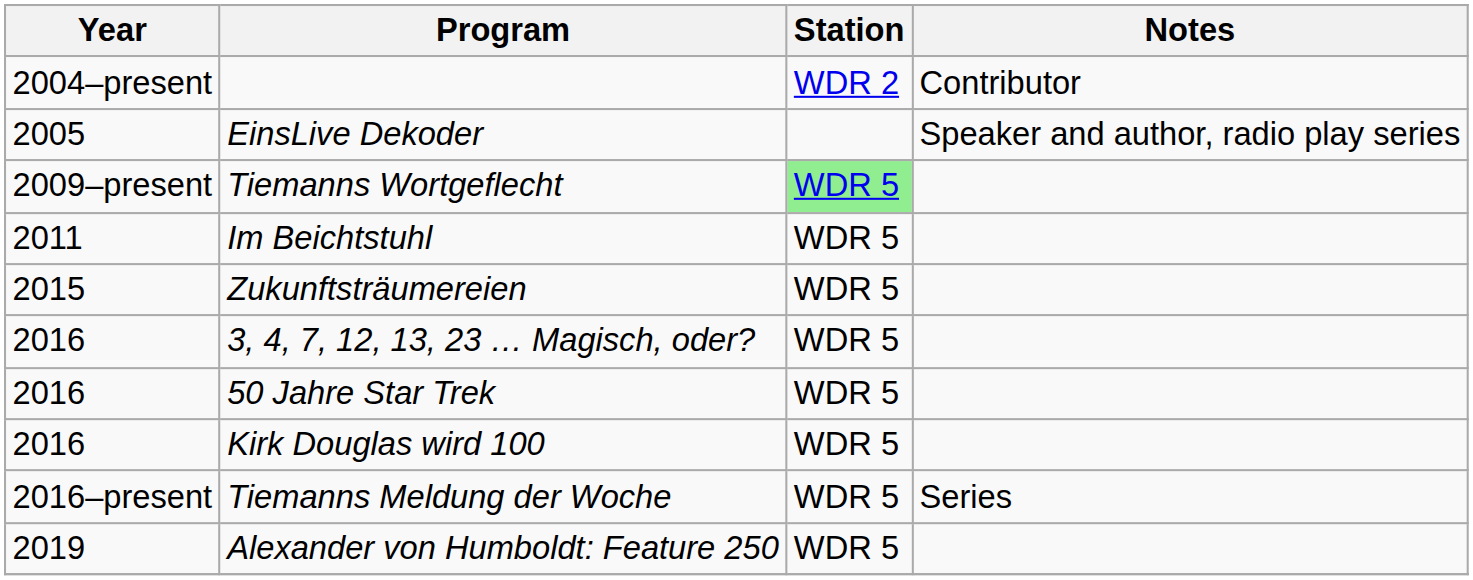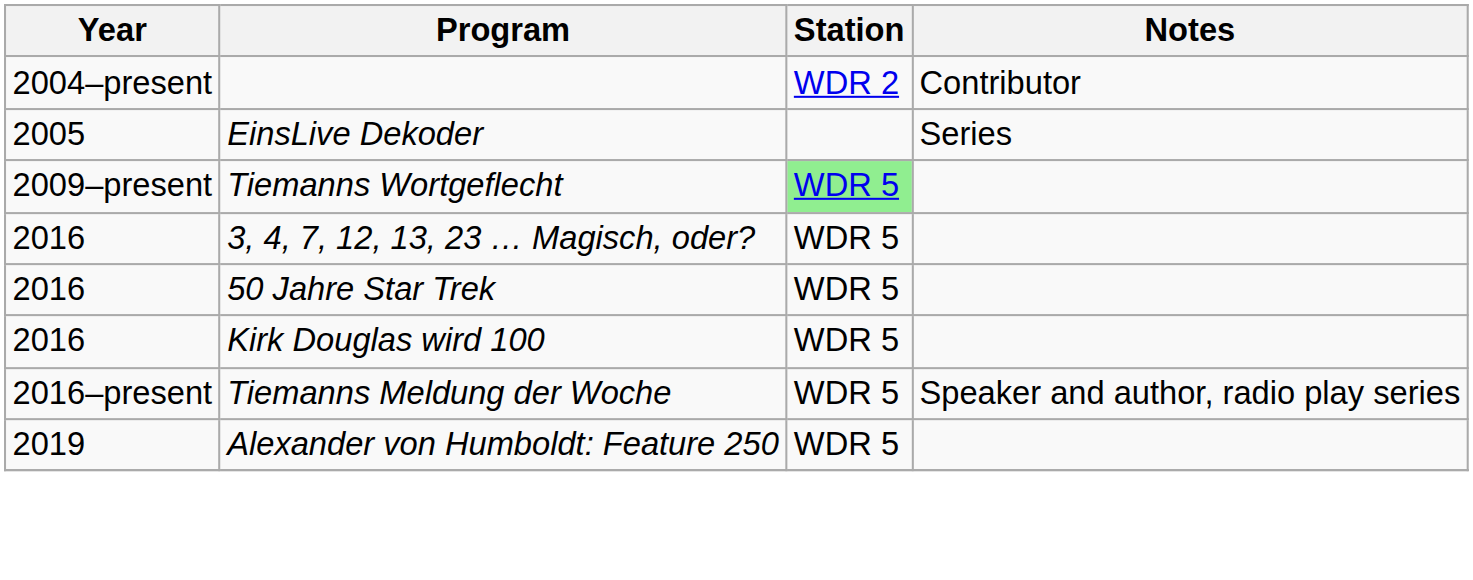(1190, 133) Speaker and author, radio play series -> (966, 133) Series
- row: (48, 237)
- row: (49, 289)
(966, 496) Series -> (1190, 392) Speaker and author, radio play series
